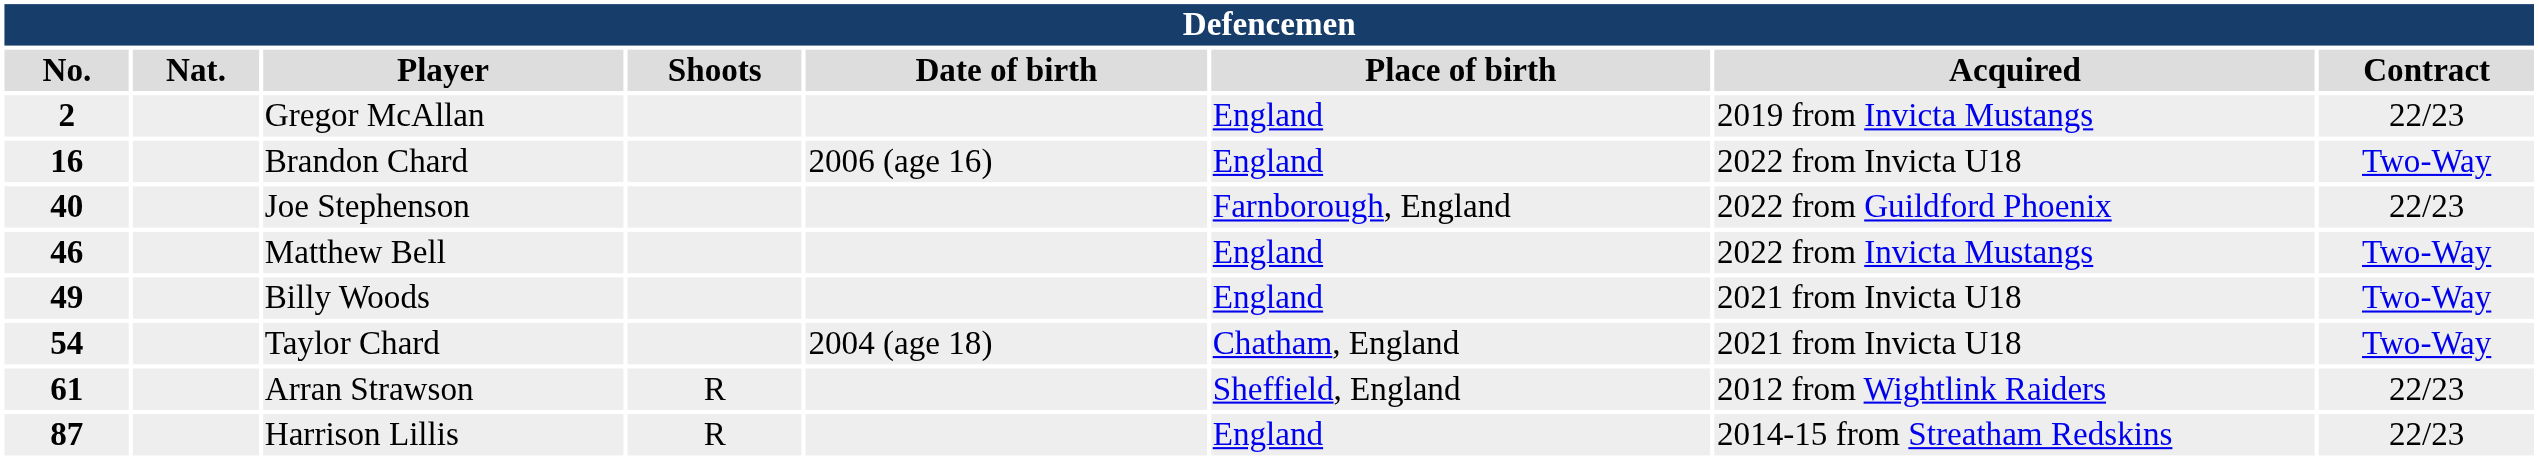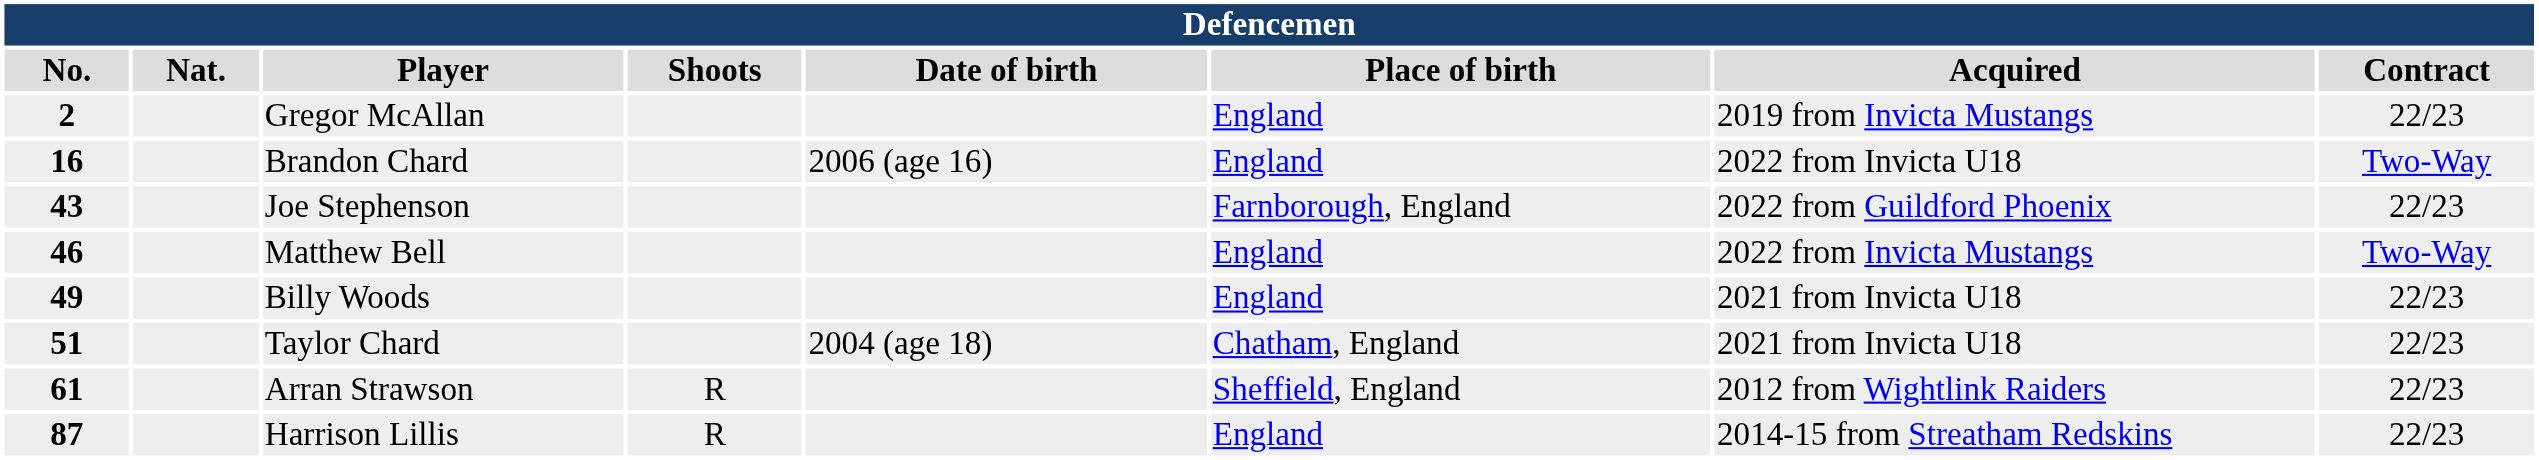(67, 206) 40 -> (67, 206) 43
(2427, 297) Two-Way -> (2427, 297) 22/23
(67, 343) 54 -> (67, 343) 51
(2427, 343) Two-Way -> (2427, 343) 22/23
